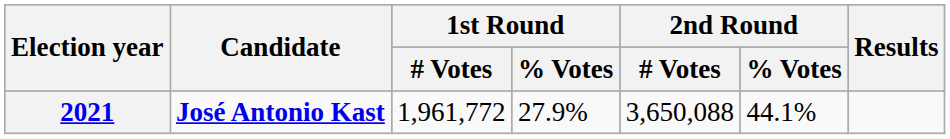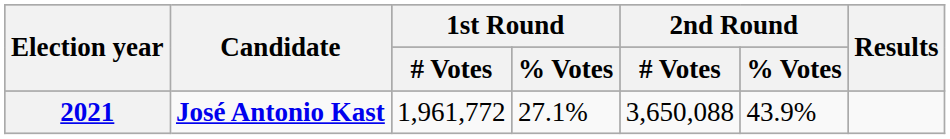(553, 111) 27.9% -> (553, 111) 27.1%
(781, 111) 44.1% -> (781, 111) 43.9%
